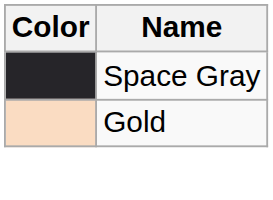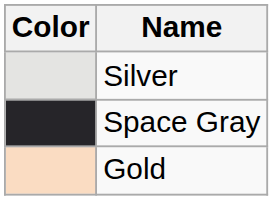+ row: (140, 75)
